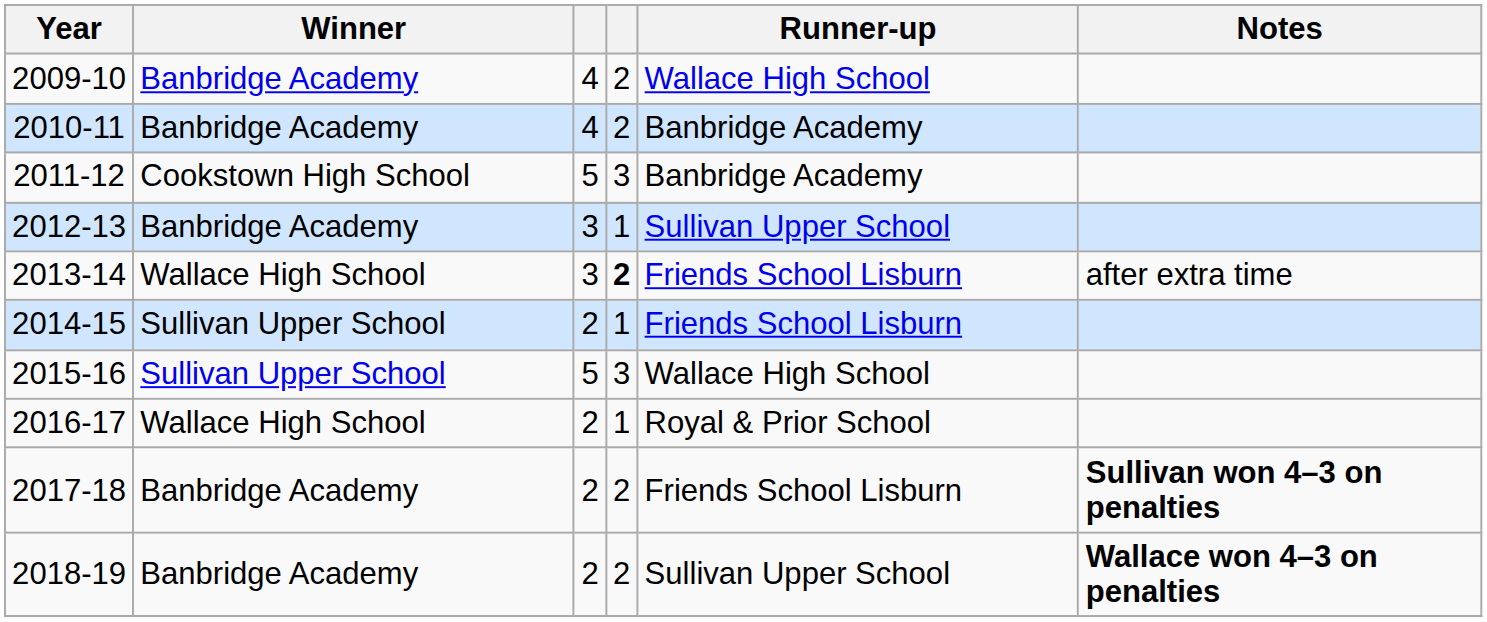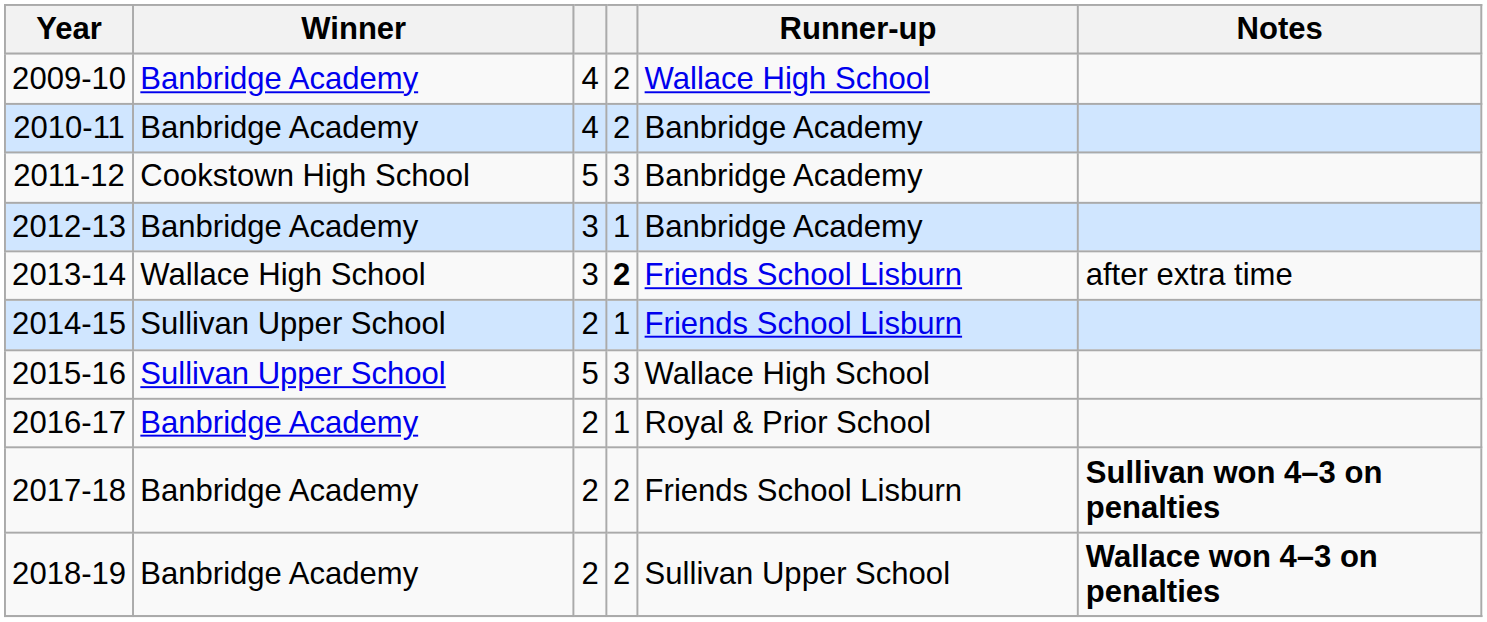(797, 226) Sullivan Upper School -> (784, 226) Banbridge Academy
(283, 422) Wallace High School -> (279, 422) Banbridge Academy
